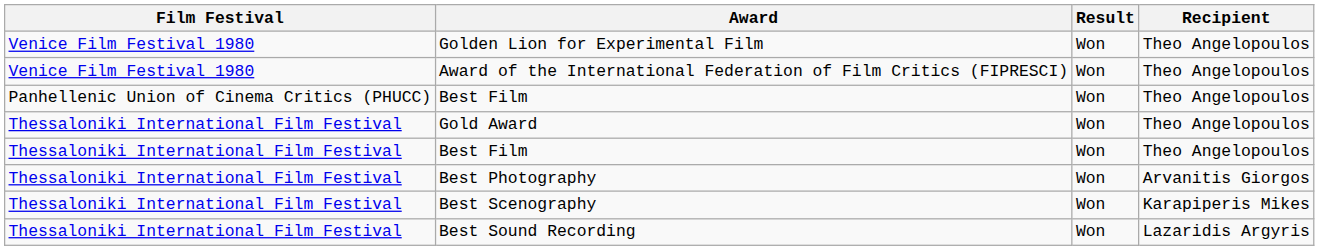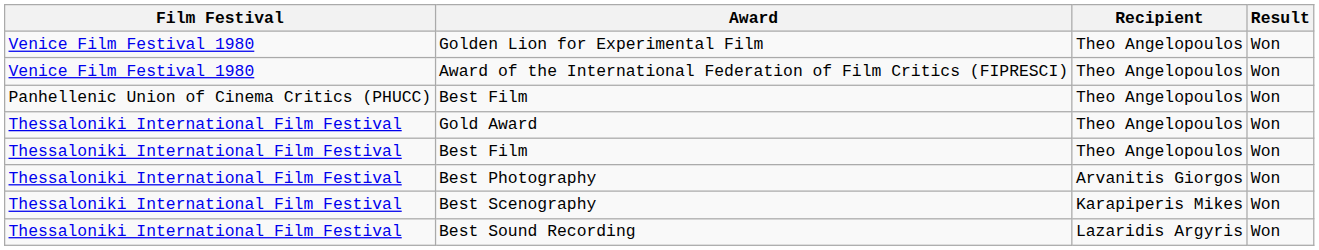columns swapped: (1226, 18) <-> (1105, 18)
